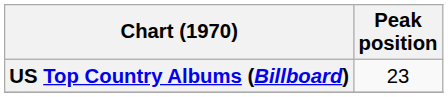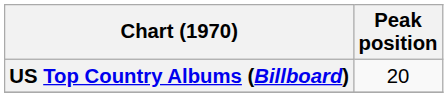(398, 75) 23 -> (398, 75) 20
